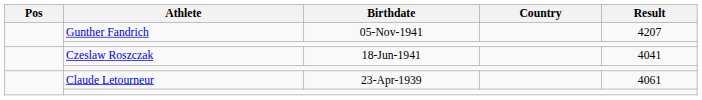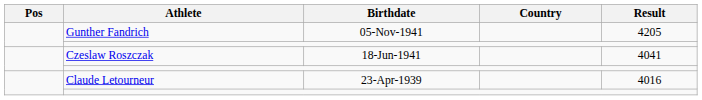(650, 32) 4207 -> (650, 32) 4205
(650, 80) 4061 -> (650, 80) 4016
